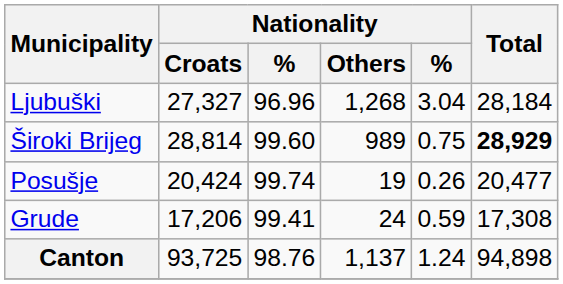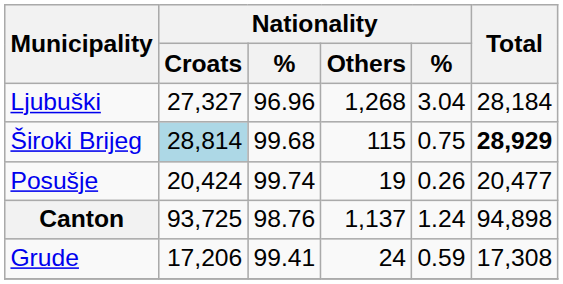(205, 141) no background -> (205, 141) lightblue background
(284, 141) 99.60 -> (284, 141) 99.68
(385, 141) 989 -> (386, 141) 115
rows swapped: (45, 219) <-> (82, 258)
